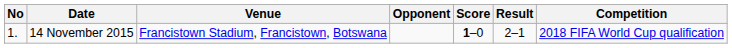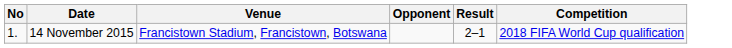- column: (473, 14)
